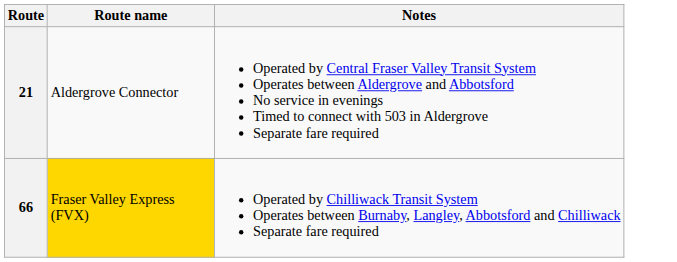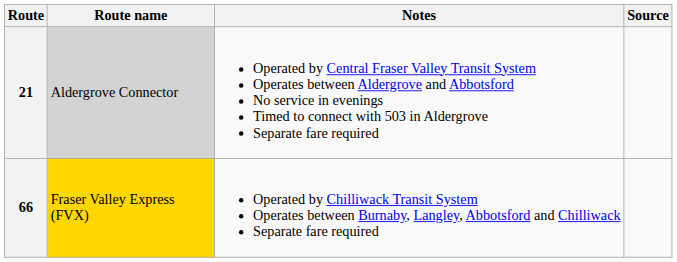+ column: (648, 15)
(114, 92) no background -> (114, 92) lightgrey background
